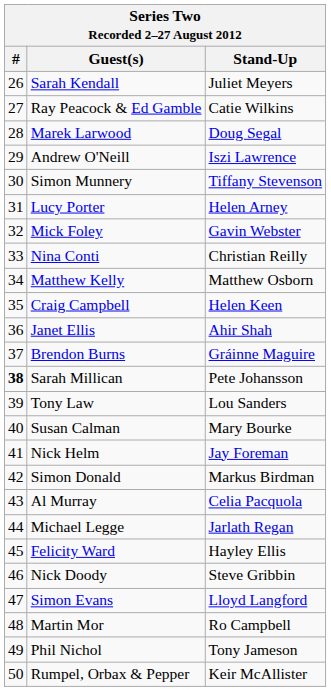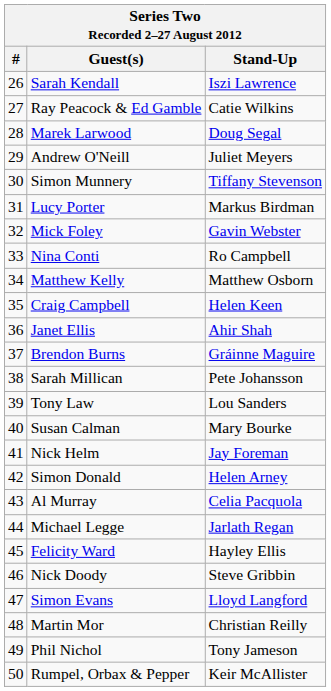(251, 83) Juliet Meyers -> (252, 83) Iszi Lawrence
(252, 157) Iszi Lawrence -> (251, 157) Juliet Meyers
(248, 206) Helen Arney -> (261, 206) Markus Birdman
(258, 255) Christian Reilly -> (250, 255) Ro Campbell
(16, 378) bold -> (16, 378) normal
(261, 477) Markus Birdman -> (248, 477) Helen Arney
(250, 624) Ro Campbell -> (258, 624) Christian Reilly
